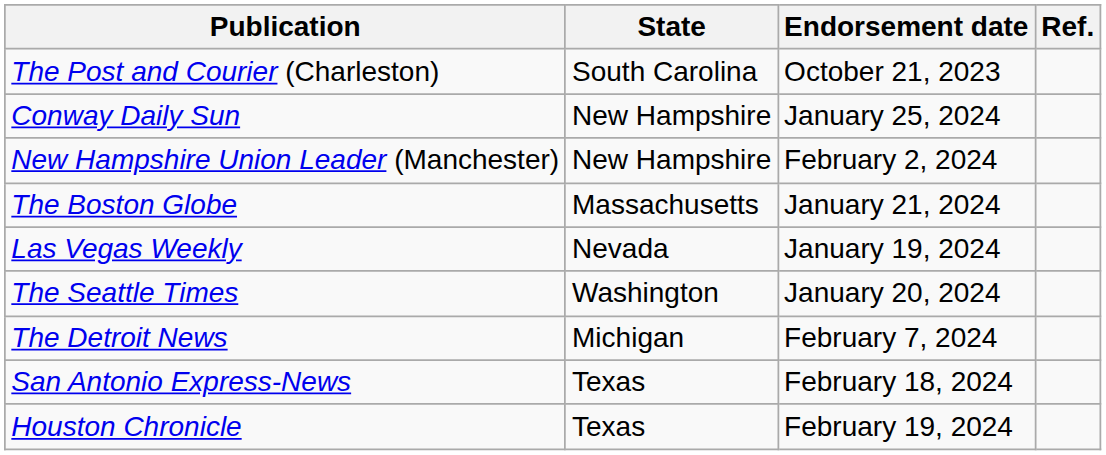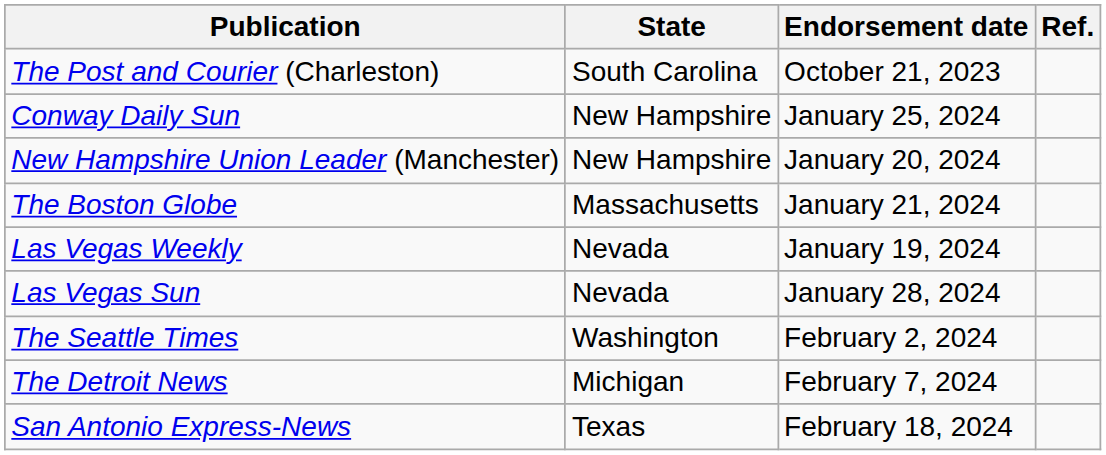(891, 159) February 2, 2024 -> (892, 159) January 20, 2024
+ row: (106, 293)
(892, 293) January 20, 2024 -> (891, 337) February 2, 2024
- row: (126, 426)
